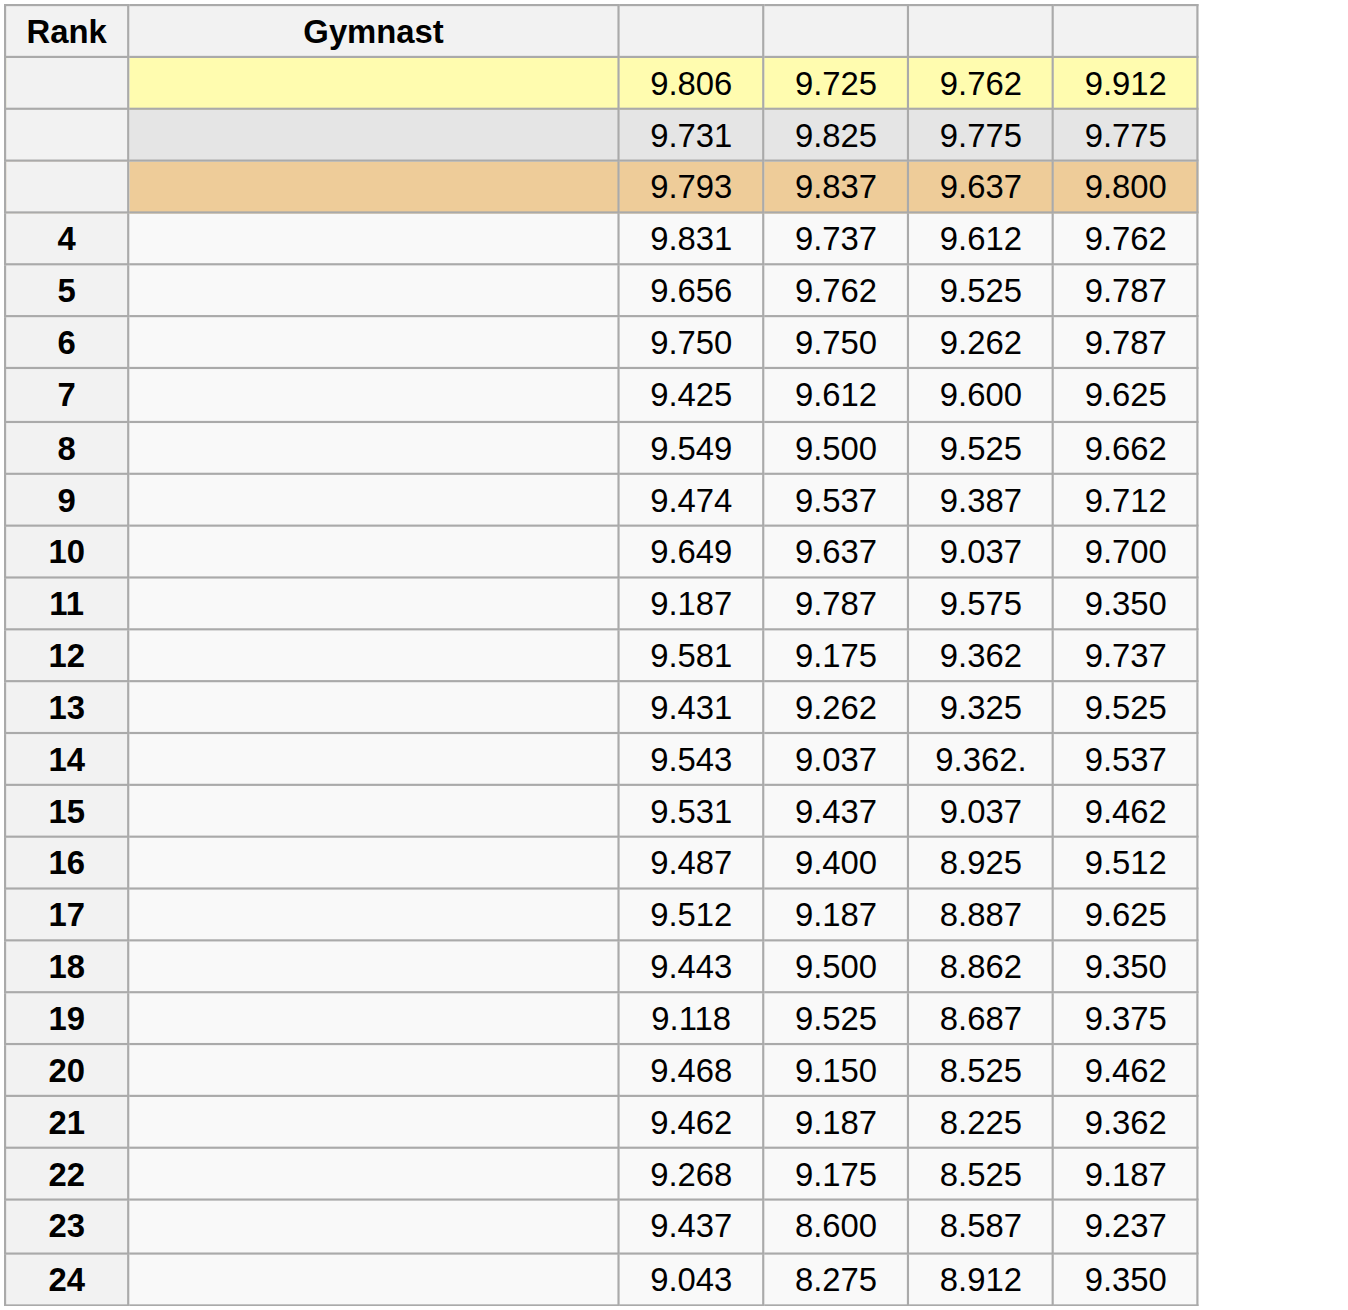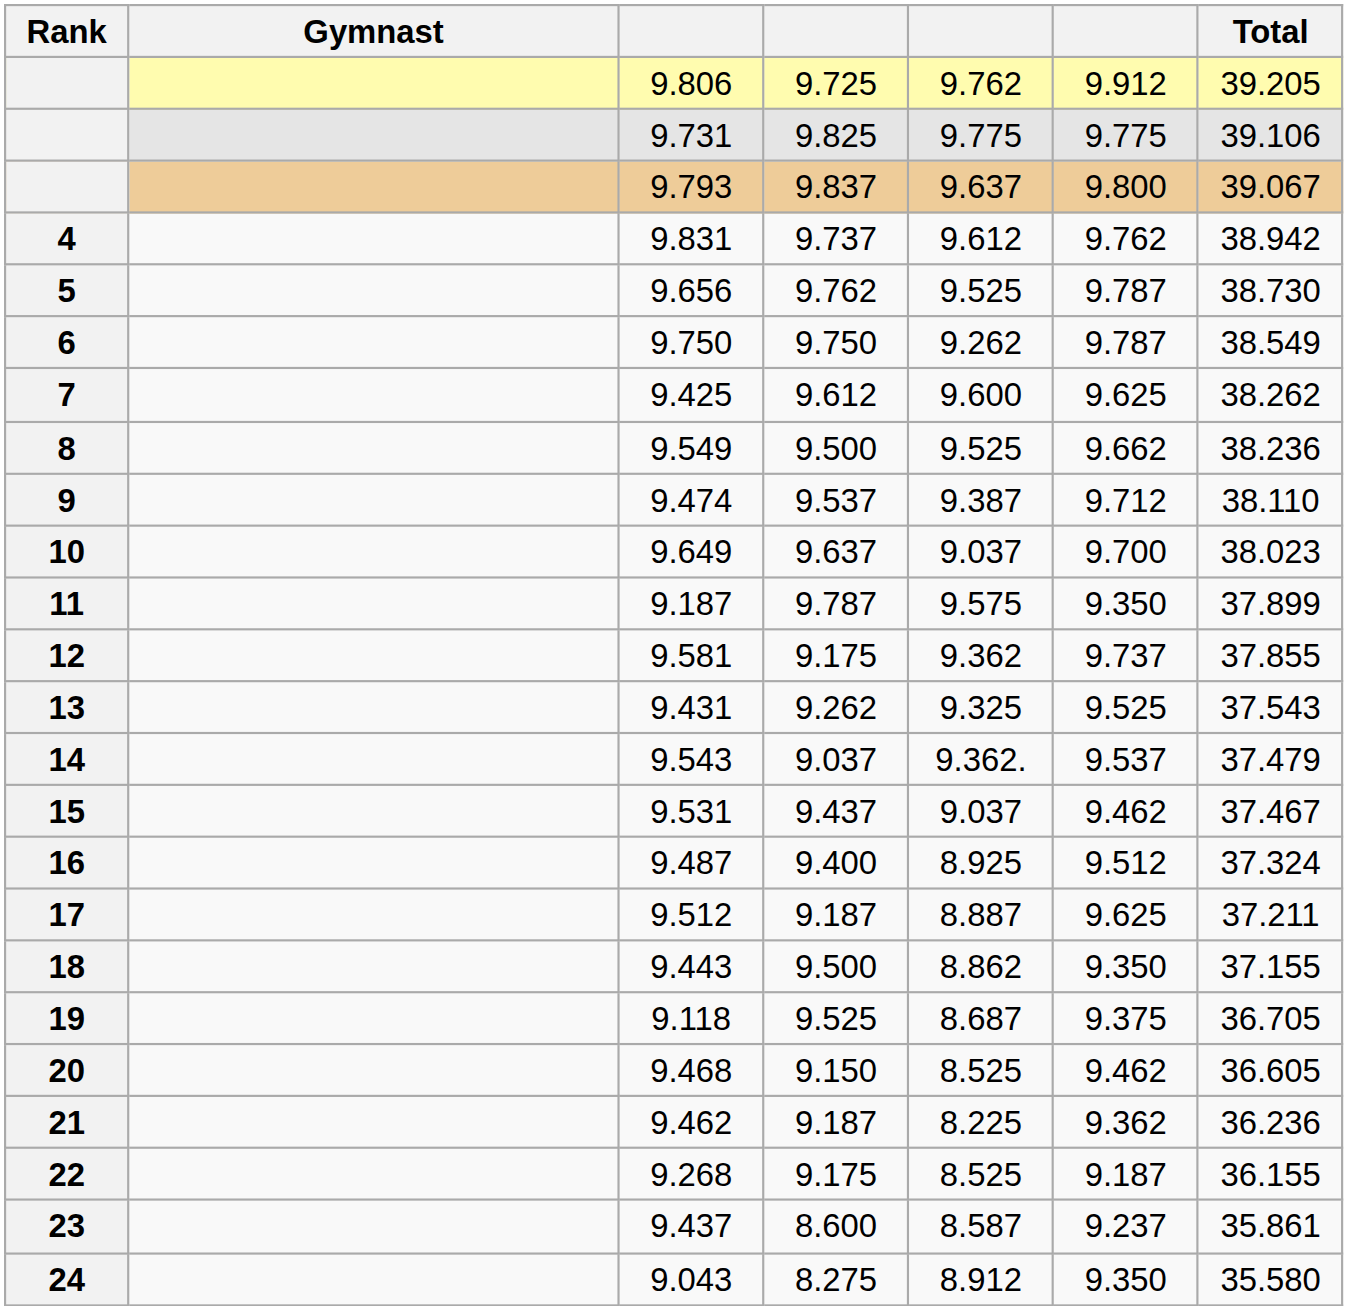+ column: (1271, 31)
